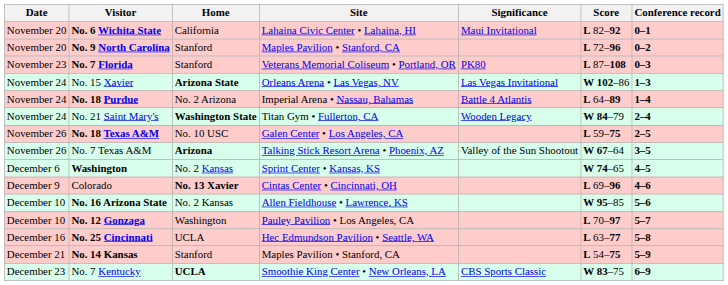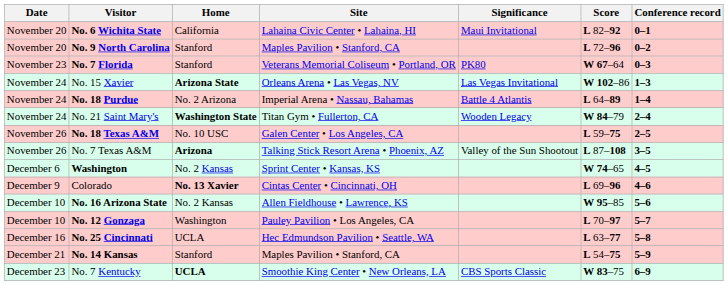(604, 64) L 87–108 -> (604, 64) W 67–64
(604, 151) W 67–64 -> (604, 151) L 87–108
